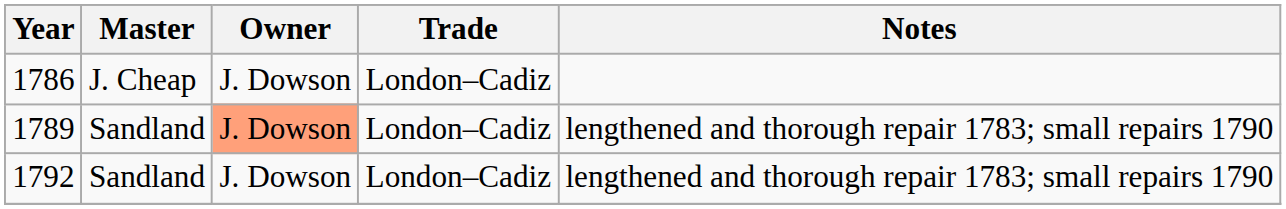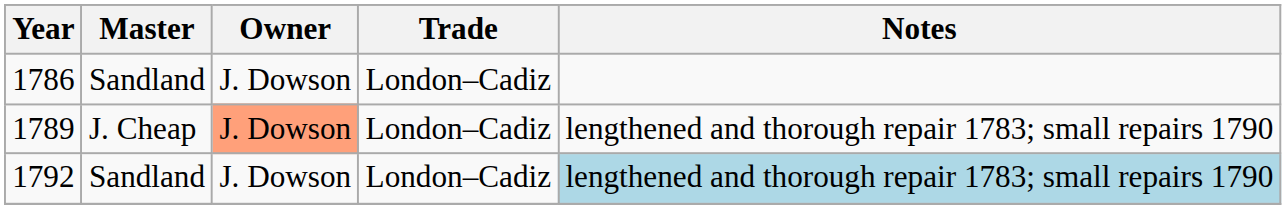(143, 78) J. Cheap -> (147, 78) Sandland
(147, 128) Sandland -> (143, 128) J. Cheap
(919, 177) no background -> (919, 177) lightblue background
